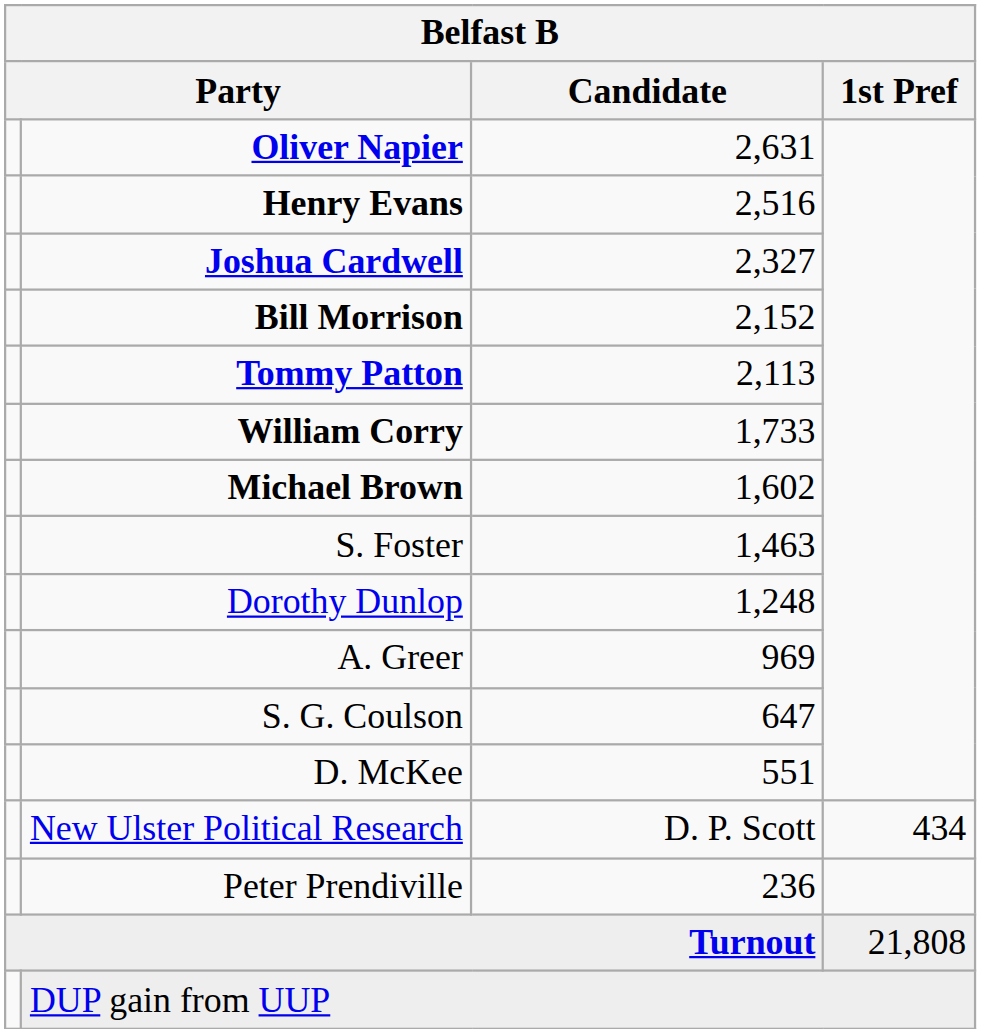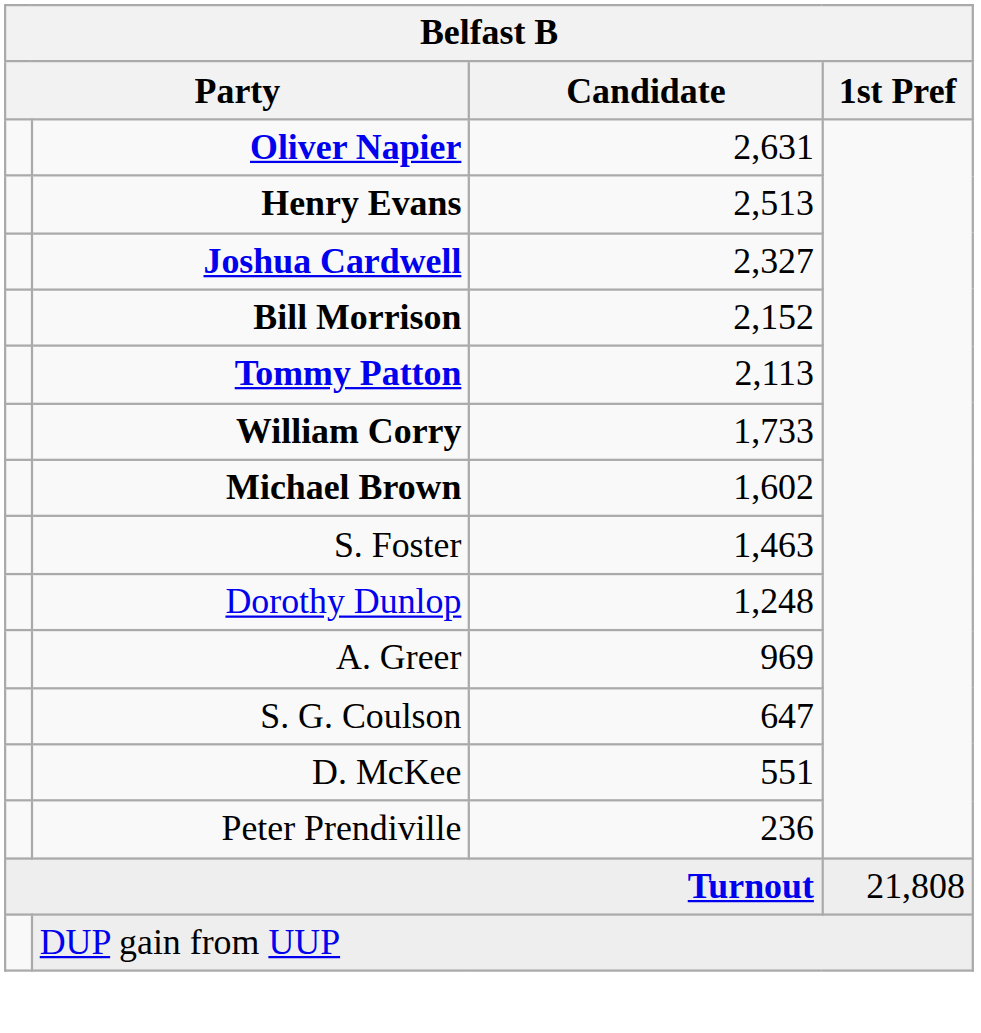(775, 203) 2,516 -> (774, 203) 2,513
- row: (246, 828)
